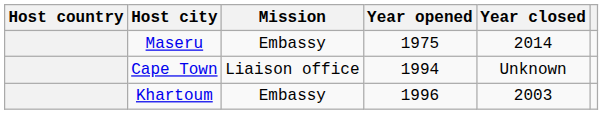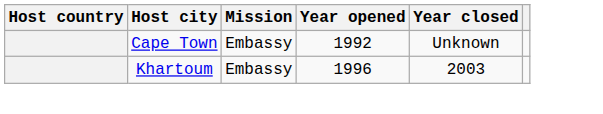- row: (174, 44)
(292, 70) Liaison office -> (259, 44) Embassy
(420, 70) 1994 -> (353, 44) 1992
